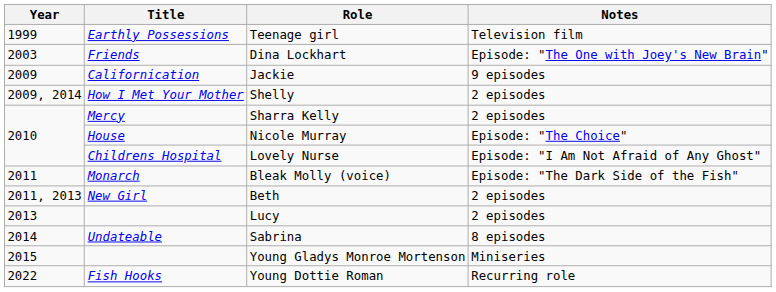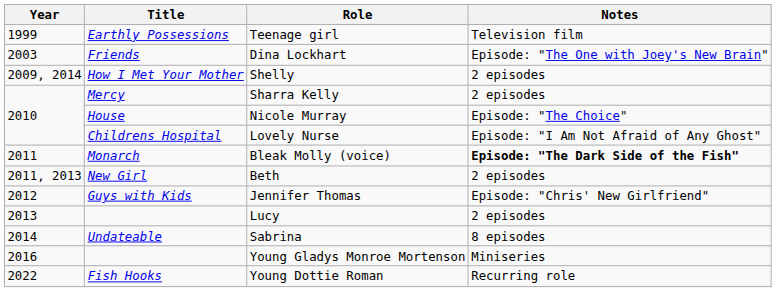- row: (272, 75)
(605, 176) normal -> (605, 155) bold
+ row: (305, 196)
(22, 256) 2015 -> (22, 256) 2016
